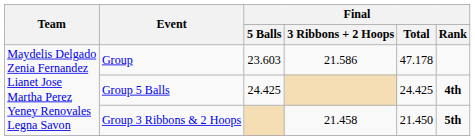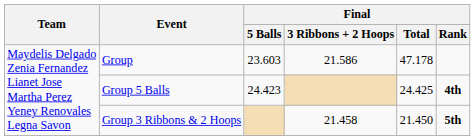(264, 90) 24.425 -> (264, 90) 24.423
